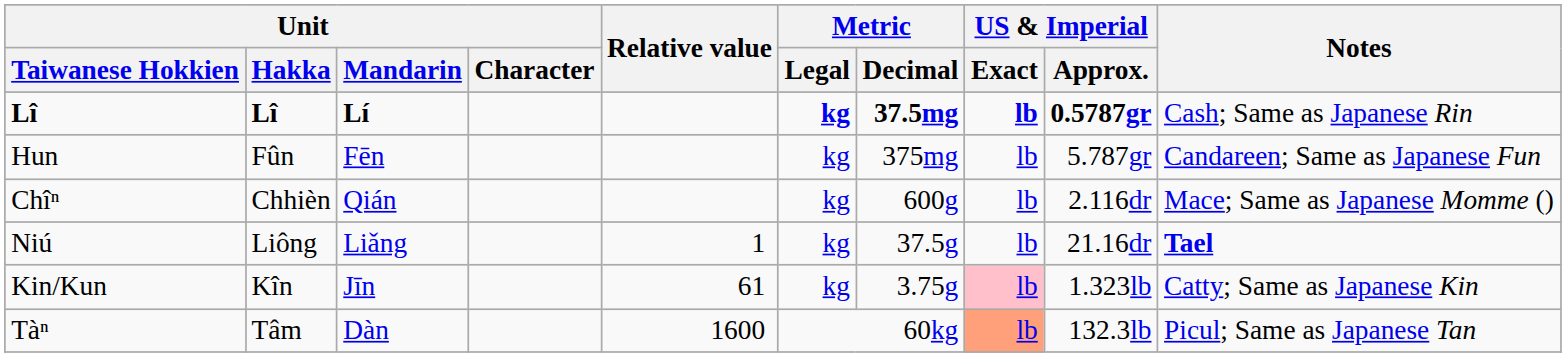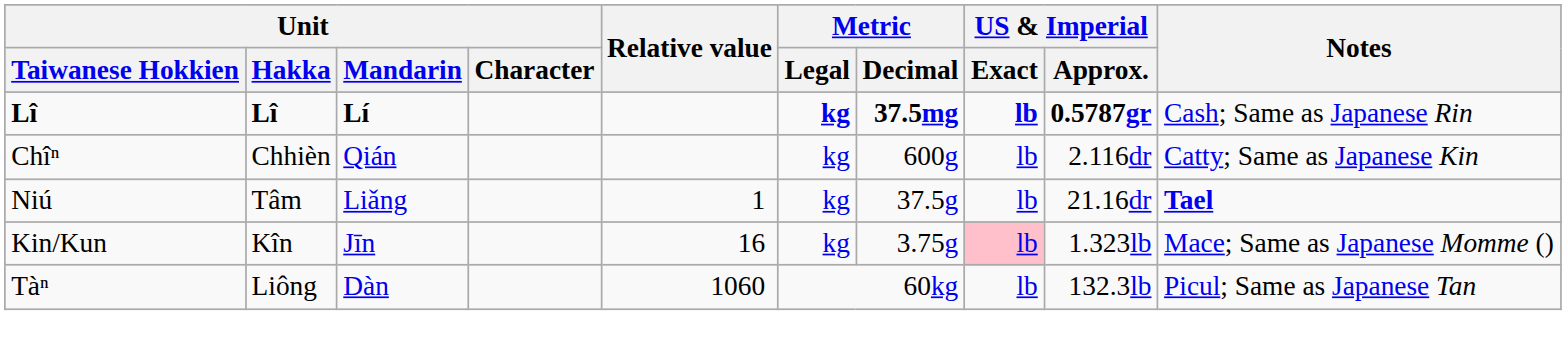- row: (35, 156)
(1359, 199) Mace; Same as Japanese Momme () -> (1321, 156) Catty; Same as Japanese Kin
(284, 243) Liông -> (277, 199) Tâm
(755, 286) 61 -> (755, 243) 16
(1321, 286) Catty; Same as Japanese Kin -> (1359, 243) Mace; Same as Japanese Momme ()
(277, 329) Tâm -> (284, 286) Liông
(741, 329) 1600 -> (741, 286) 1060
(1027, 329) lightsalmon background -> (1027, 286) no background
